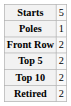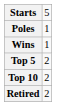- row: (30, 45)
+ row: (23, 45)
